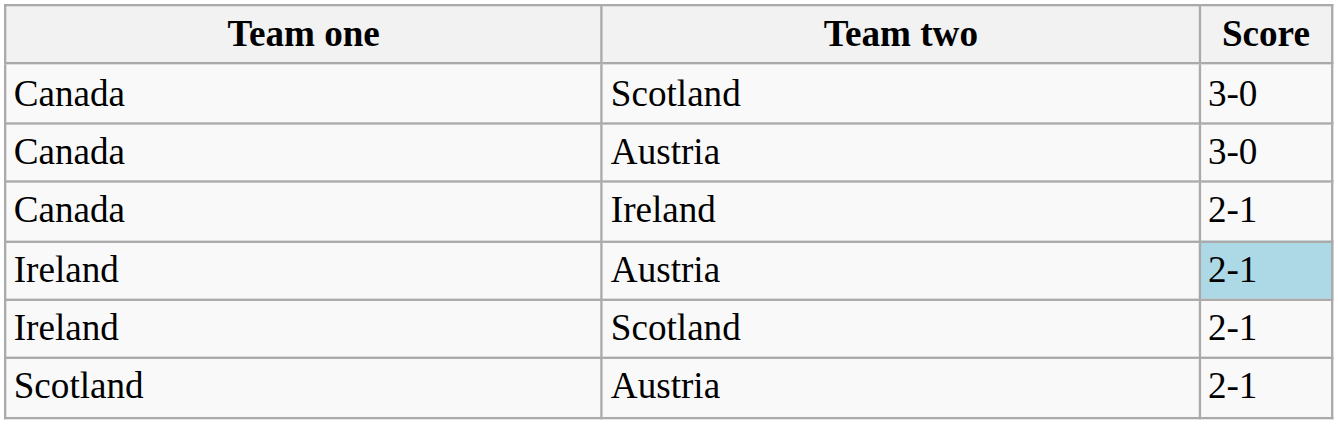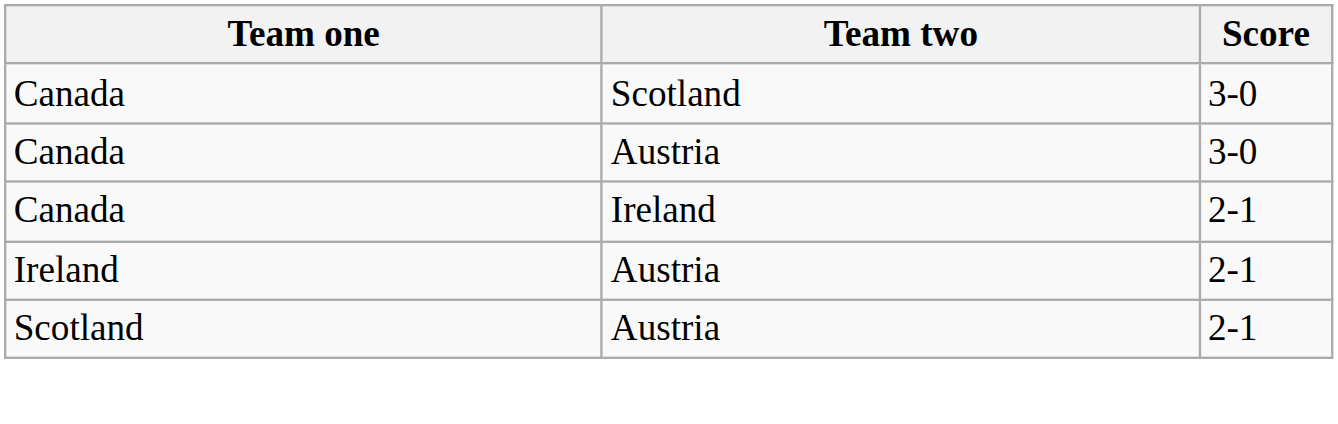(1233, 269) lightblue background -> (1233, 269) no background
- row: (66, 328)
